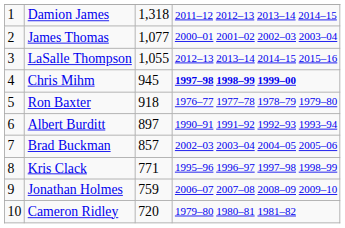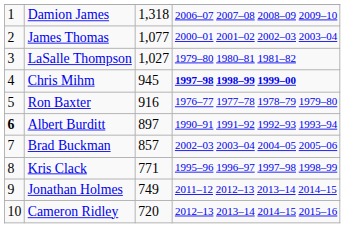(256, 15) 2011–12 2012–13 2013–14 2014–15 -> (256, 15) 2006–07 2007–08 2008–09 2009–10
(154, 59) 1,055 -> (154, 59) 1,027
(256, 59) 2012–13 2013–14 2014–15 2015–16 -> (235, 59) 1979–80 1980–81 1981–82
(148, 102) 918 -> (148, 102) 916
(11, 124) normal -> (11, 124) bold
(148, 189) 759 -> (148, 189) 749
(256, 189) 2006–07 2007–08 2008–09 2009–10 -> (256, 189) 2011–12 2012–13 2013–14 2014–15
(235, 211) 1979–80 1980–81 1981–82 -> (256, 211) 2012–13 2013–14 2014–15 2015–16
